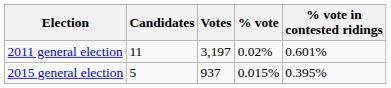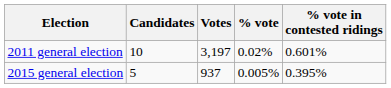(136, 51) 11 -> (136, 51) 10
(258, 72) 0.015% -> (258, 72) 0.005%
